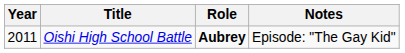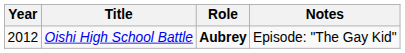(22, 37) 2011 -> (23, 37) 2012
